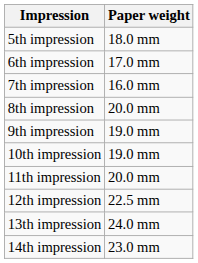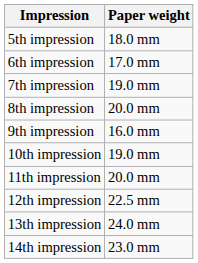(134, 85) 16.0 mm -> (134, 85) 19.0 mm
(134, 131) 19.0 mm -> (134, 131) 16.0 mm
